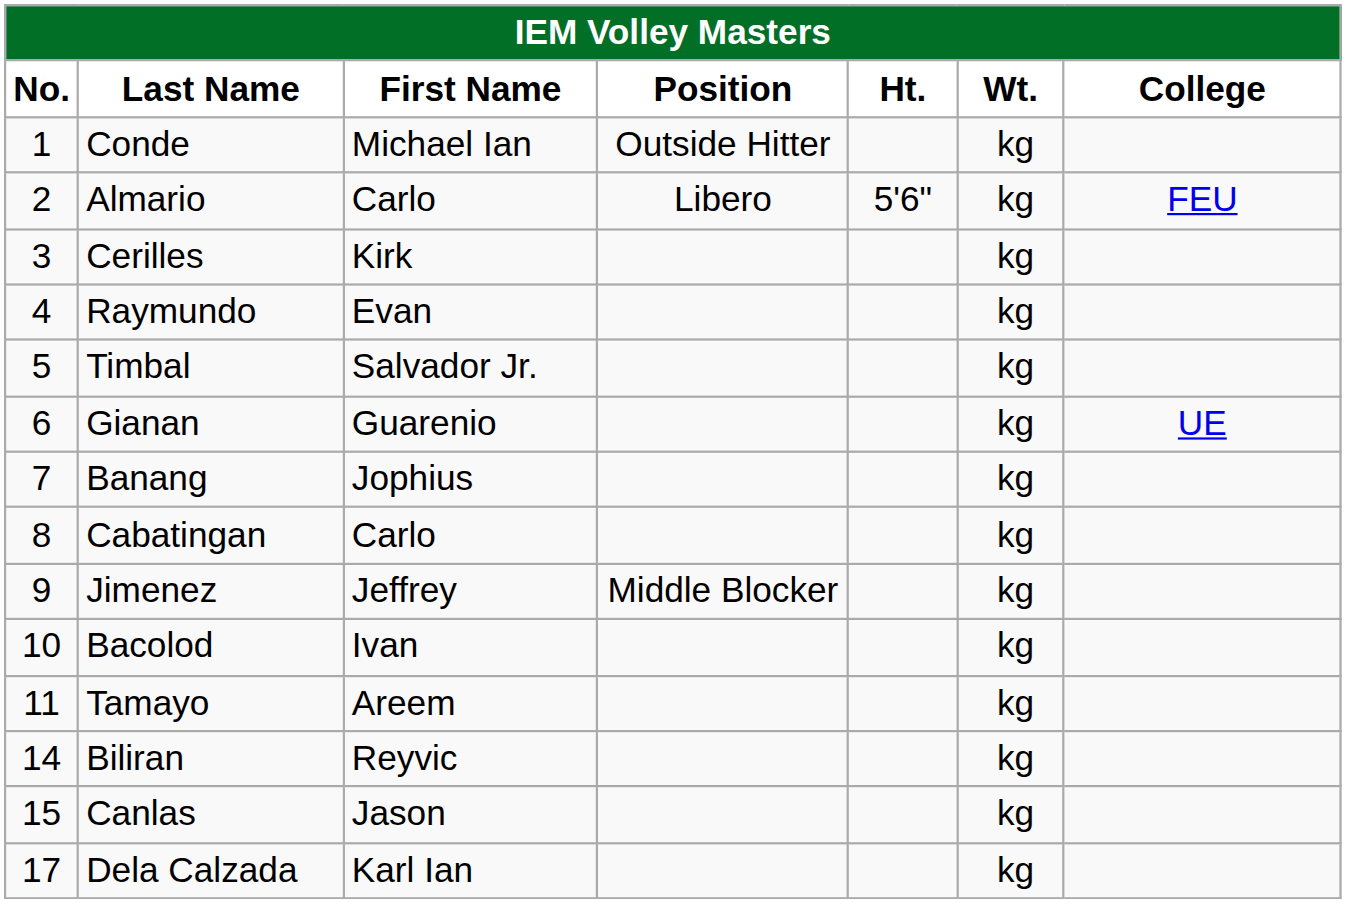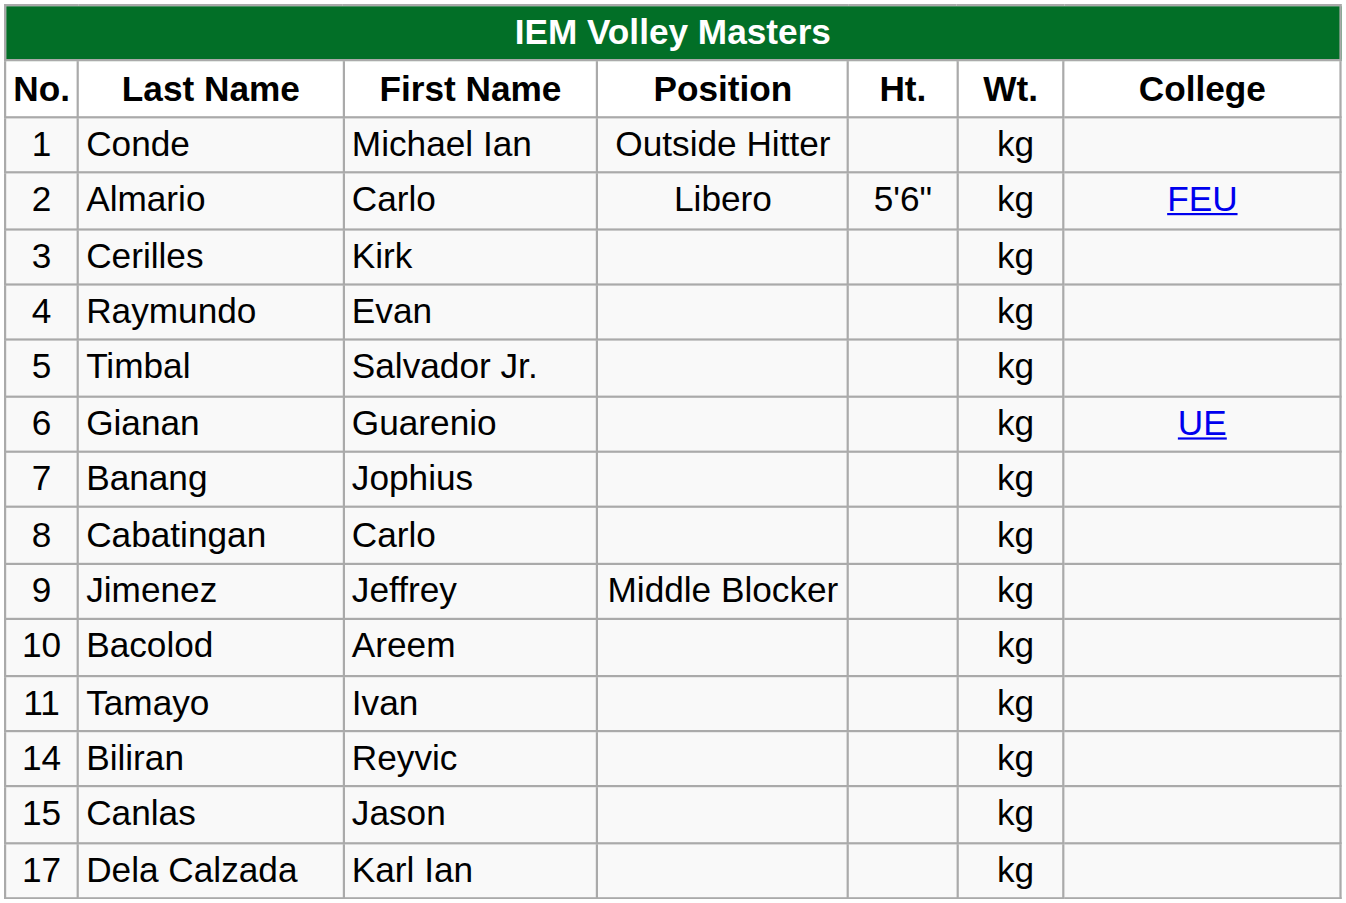(385, 646) Ivan -> (404, 646) Areem
(404, 702) Areem -> (385, 702) Ivan
